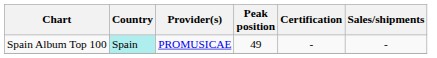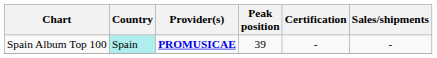(195, 44) normal -> (197, 44) bold
(256, 44) 49 -> (260, 44) 39
